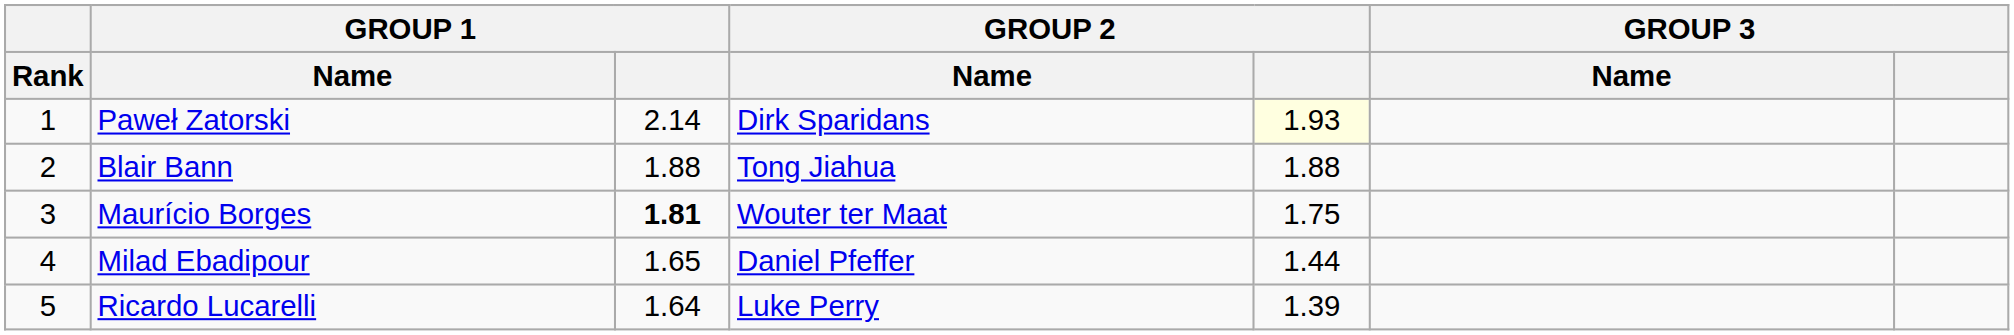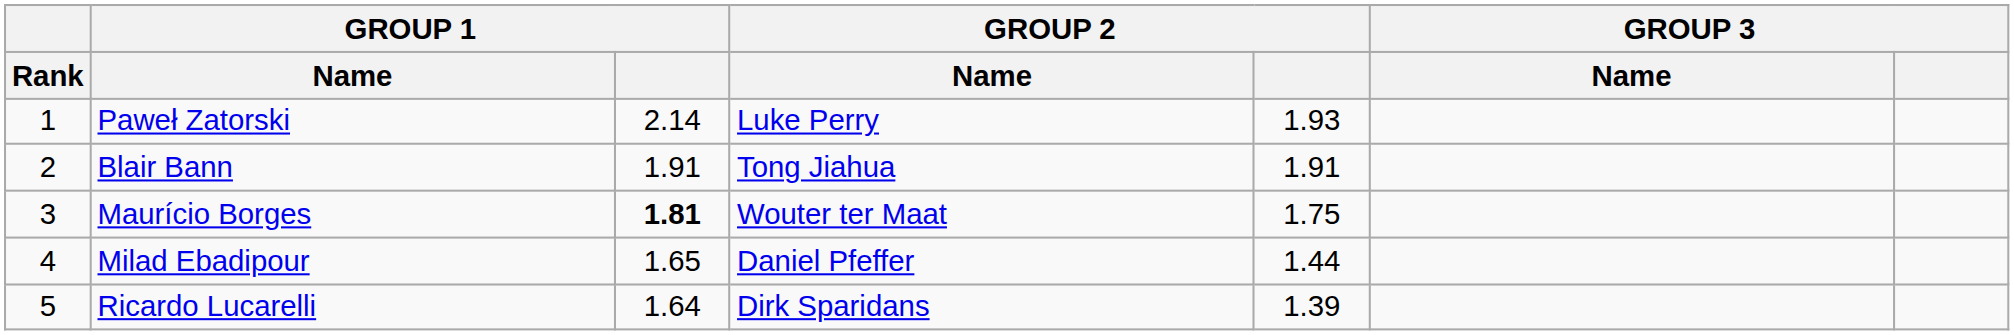(833, 121) Dirk Sparidans -> (808, 121) Luke Perry
(1312, 121) lightyellow background -> (1312, 121) no background
(672, 168) 1.88 -> (672, 168) 1.91
(1312, 168) 1.88 -> (1312, 168) 1.91
(808, 307) Luke Perry -> (833, 307) Dirk Sparidans
